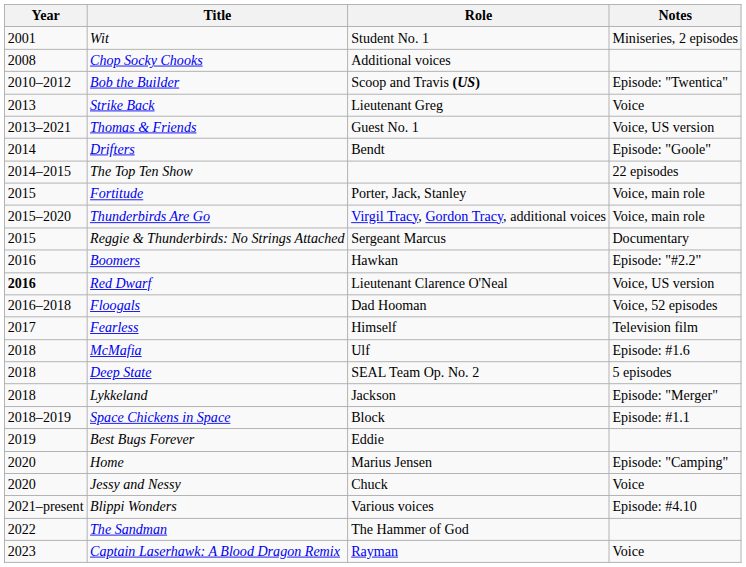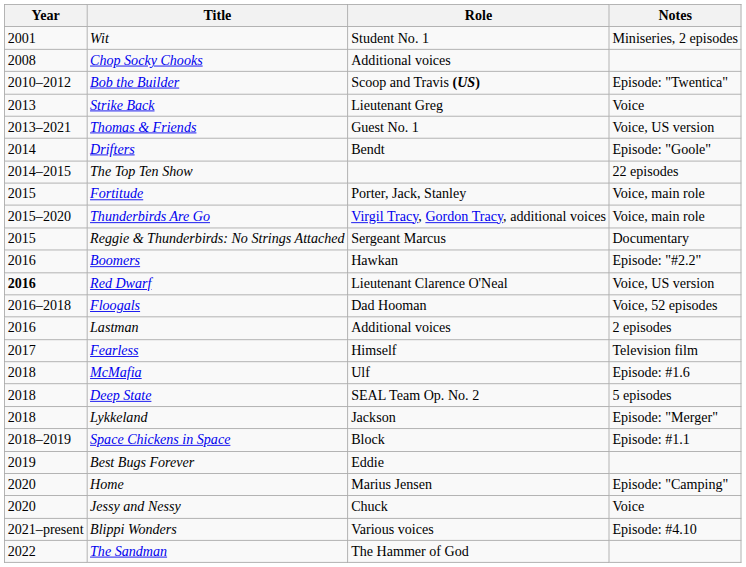+ row: (114, 328)
- row: (215, 551)
